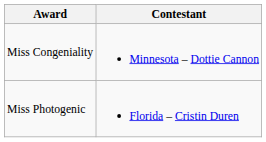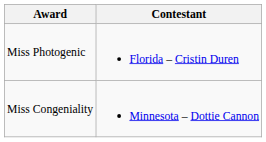rows swapped: (50, 52) <-> (46, 108)
